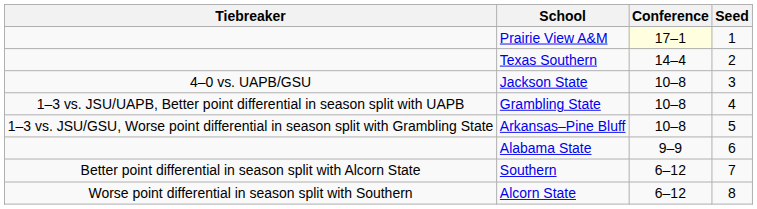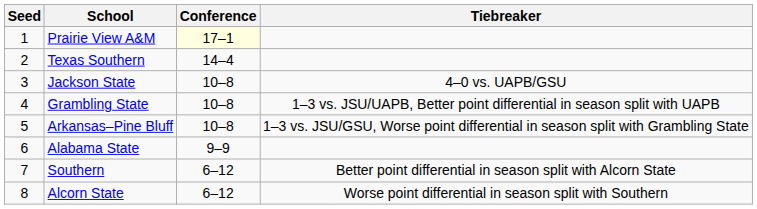columns swapped: (732, 16) <-> (251, 16)
